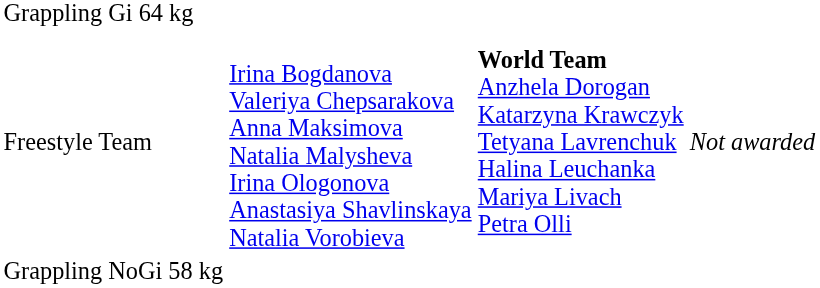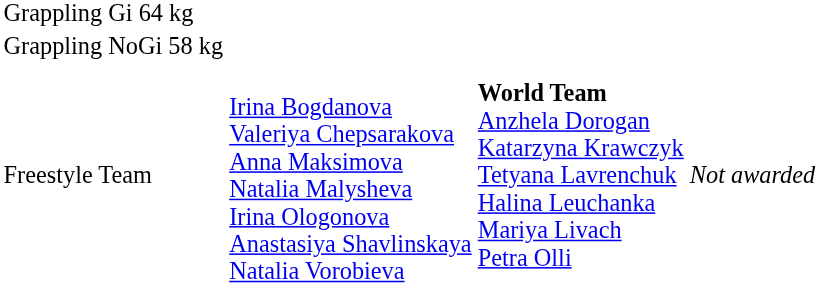rows swapped: (113, 271) <-> (78, 142)
